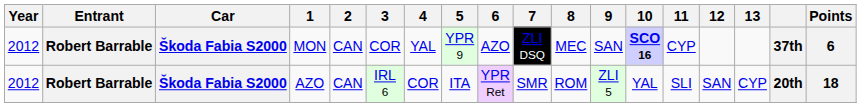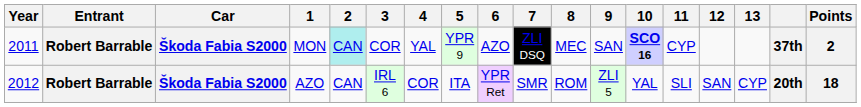(23, 46) 2012 -> (23, 46) 2011
(348, 46) no background -> (348, 46) paleturquoise background
(831, 46) 6 -> (831, 46) 2
